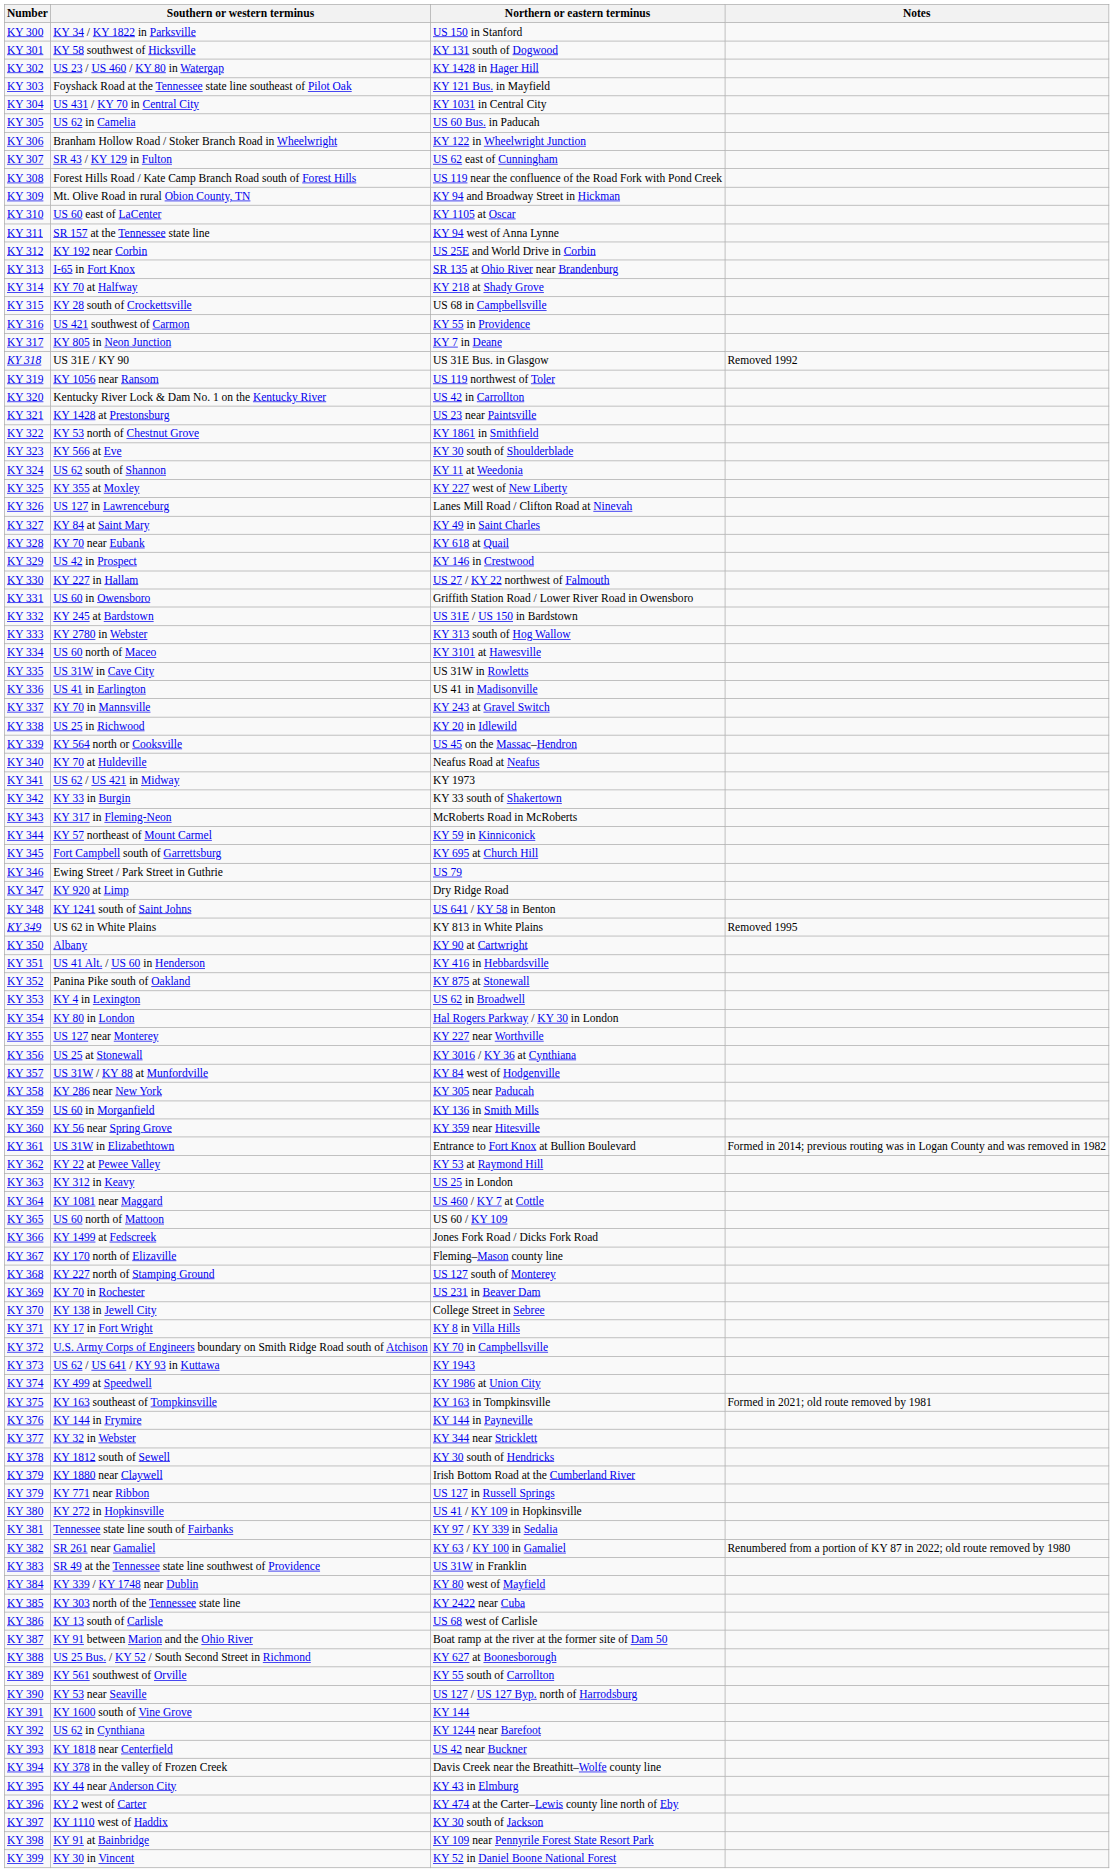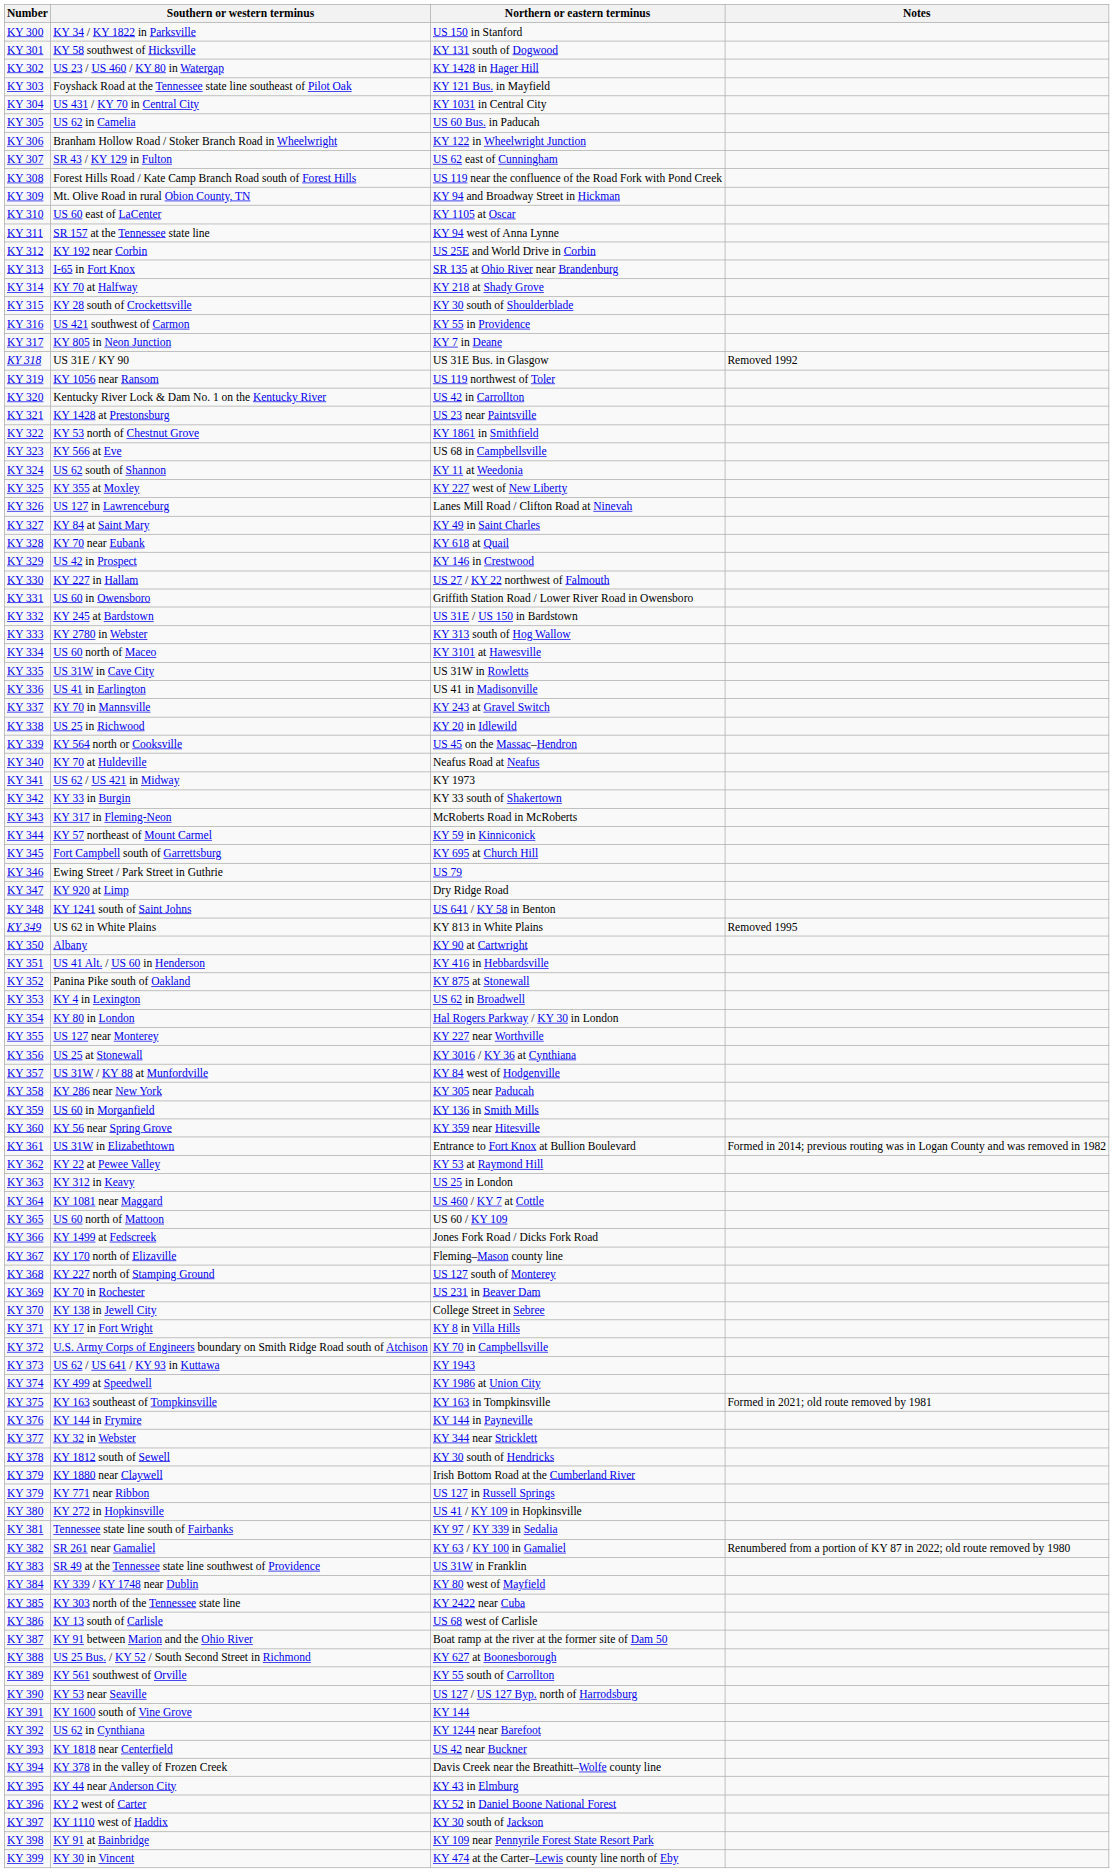(490, 305) US 68 in Campbellsville -> (503, 305) KY 30 south of Shoulderblade
(503, 452) KY 30 south of Shoulderblade -> (490, 452) US 68 in Campbellsville
(556, 1804) KY 474 at the Carter–Lewis county line north of Eby -> (525, 1804) KY 52 in Daniel Boone National Forest
(525, 1858) KY 52 in Daniel Boone National Forest -> (556, 1858) KY 474 at the Carter–Lewis county line north of Eby
